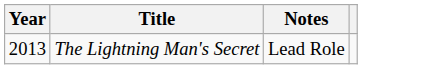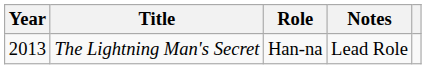+ column: (295, 19)
